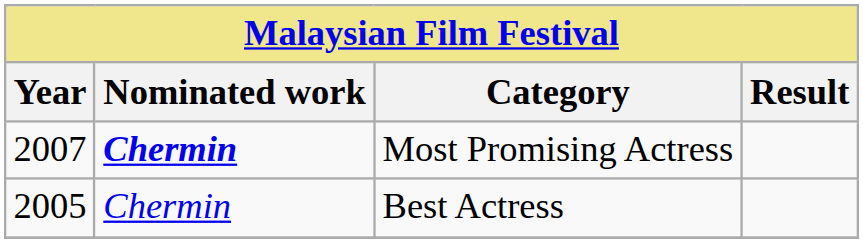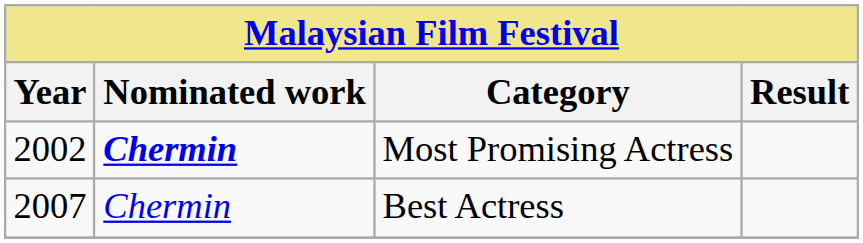(50, 149) 2007 -> (50, 149) 2002
(50, 206) 2005 -> (50, 206) 2007
